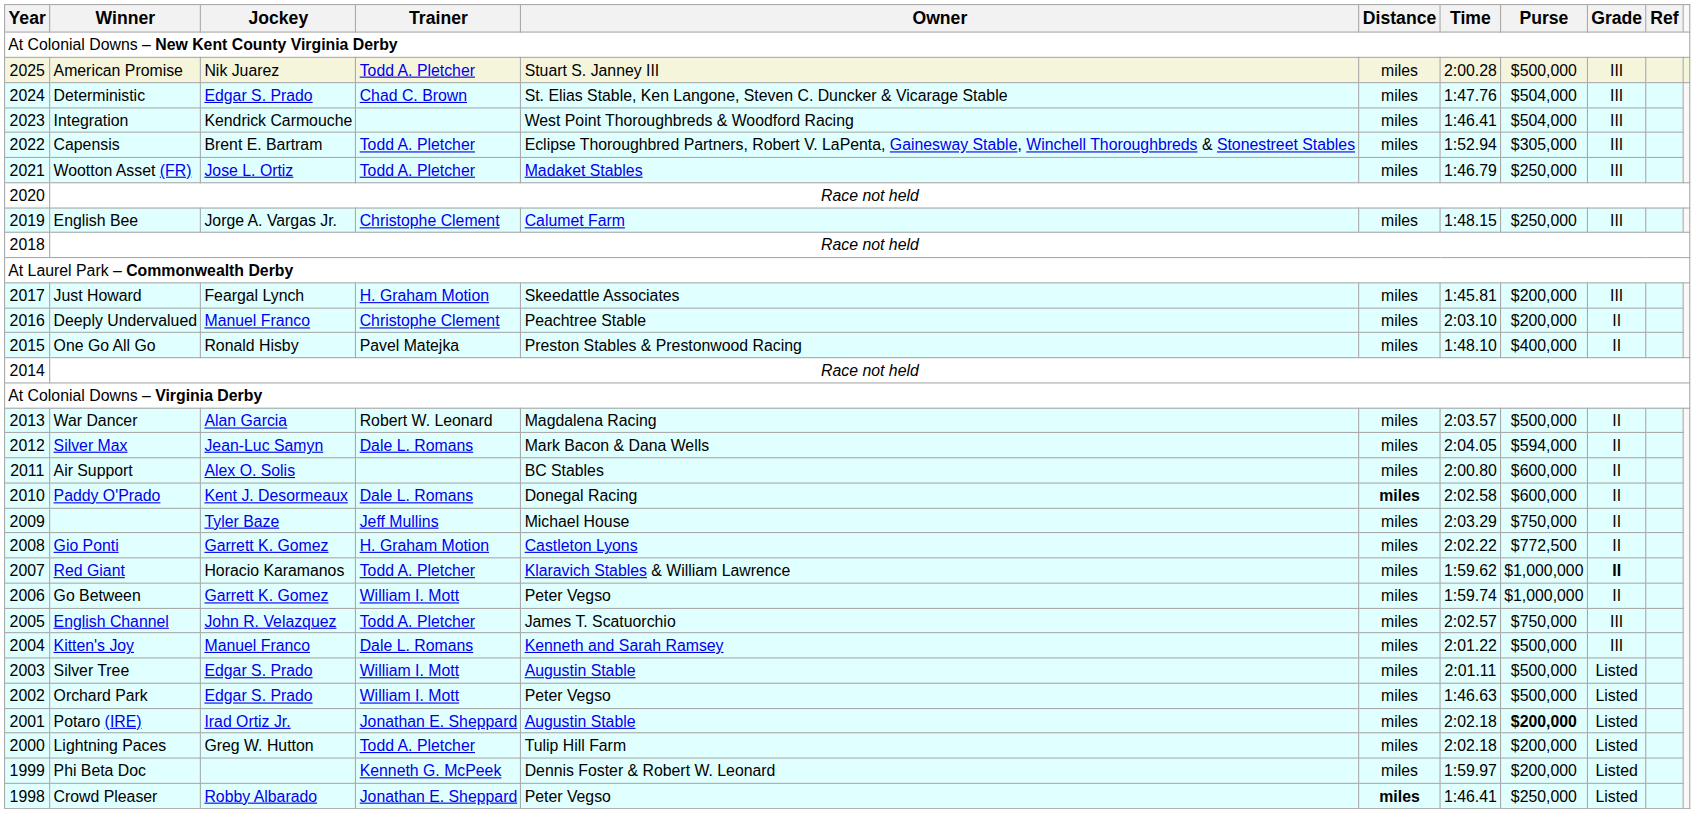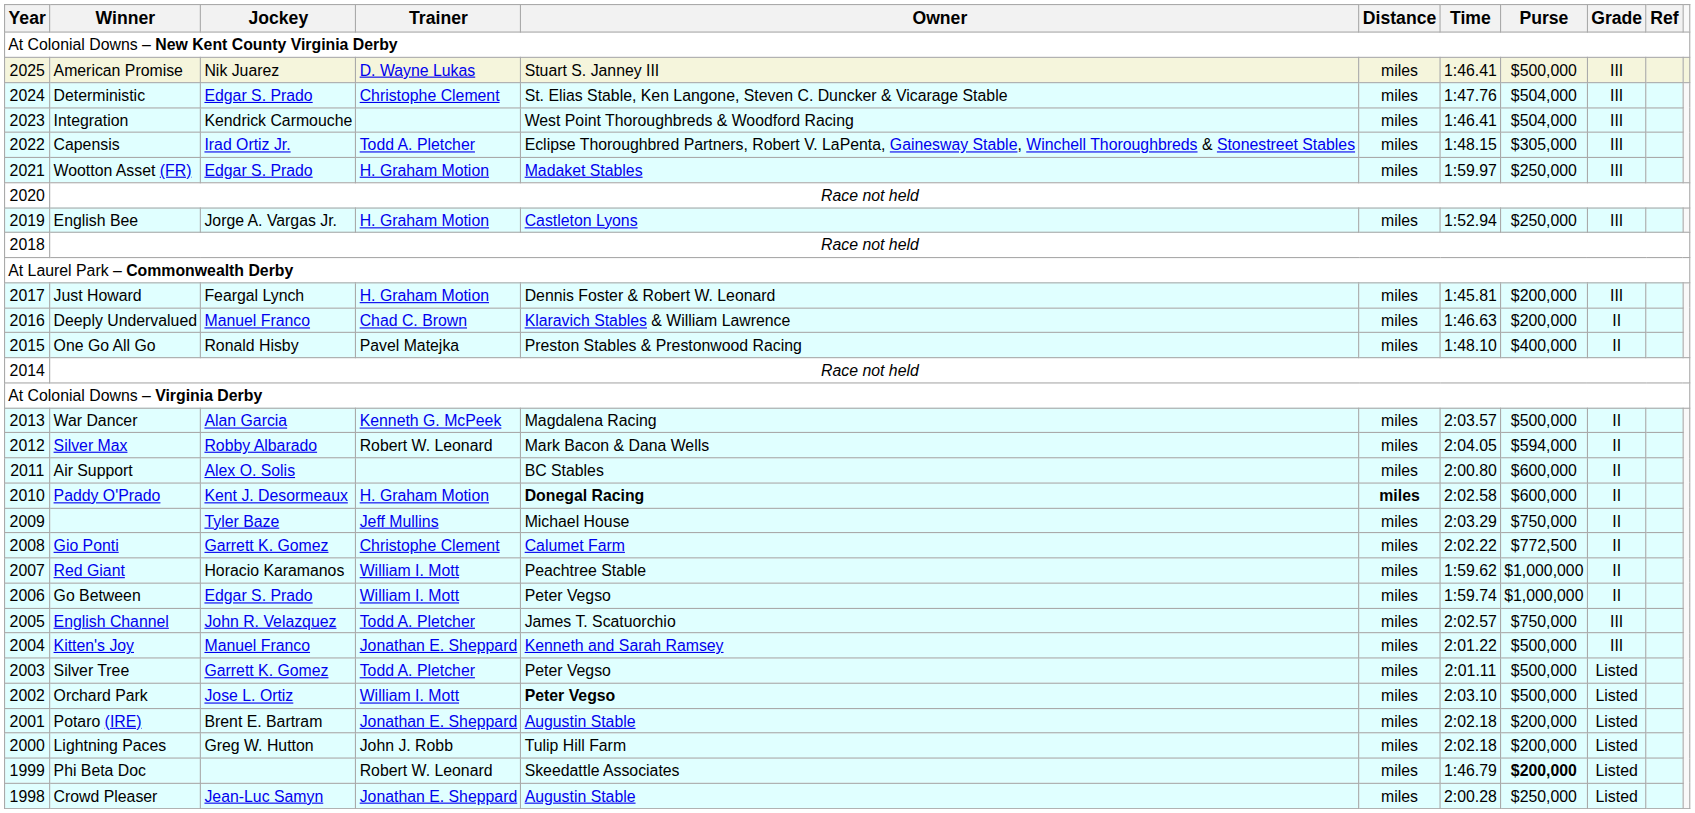(417, 70) Todd A. Pletcher -> (417, 70) D. Wayne Lukas
(1470, 70) 2:00.28 -> (1470, 70) 1:46.41
(413, 95) Chad C. Brown -> (430, 95) Christophe Clement
(263, 145) Brent E. Bartram -> (248, 145) Irad Ortiz Jr.
(1470, 145) 1:52.94 -> (1470, 145) 1:48.15
(249, 170) Jose L. Ortiz -> (259, 170) Edgar S. Prado
(417, 170) Todd A. Pletcher -> (424, 170) H. Graham Motion
(1470, 170) 1:46.79 -> (1470, 170) 1:59.97
(430, 220) Christophe Clement -> (424, 220) H. Graham Motion
(575, 220) Calumet Farm -> (581, 220) Castleton Lyons
(1470, 220) 1:48.15 -> (1470, 220) 1:52.94
(602, 295) Skeedattle Associates -> (650, 295) Dennis Foster & Robert W. Leonard
(430, 320) Christophe Clement -> (413, 320) Chad C. Brown
(585, 320) Peachtree Stable -> (657, 320) Klaravich Stables & William Lawrence
(1470, 320) 2:03.10 -> (1470, 320) 1:46.63
(426, 420) Robert W. Leonard -> (431, 420) Kenneth G. McPeek
(264, 445) Jean-Luc Samyn -> (261, 445) Robby Albarado
(416, 445) Dale L. Romans -> (426, 445) Robert W. Leonard
(416, 495) Dale L. Romans -> (424, 495) H. Graham Motion
(581, 495) normal -> (584, 495) bold
(424, 545) H. Graham Motion -> (430, 545) Christophe Clement
(581, 545) Castleton Lyons -> (575, 545) Calumet Farm
(417, 570) Todd A. Pletcher -> (409, 570) William I. Mott
(657, 570) Klaravich Stables & William Lawrence -> (585, 570) Peachtree Stable
(1617, 570) bold -> (1617, 570) normal
(266, 596) Garrett K. Gomez -> (259, 596) Edgar S. Prado
(416, 646) Dale L. Romans -> (438, 646) Jonathan E. Sheppard
(259, 671) Edgar S. Prado -> (266, 671) Garrett K. Gomez
(409, 671) William I. Mott -> (417, 671) Todd A. Pletcher
(580, 671) Augustin Stable -> (568, 671) Peter Vegso
(259, 696) Edgar S. Prado -> (249, 696) Jose L. Ortiz
(568, 696) normal -> (570, 696) bold
(1470, 696) 1:46.63 -> (1470, 696) 2:03.10
(248, 721) Irad Ortiz Jr. -> (263, 721) Brent E. Bartram
(1544, 721) bold -> (1544, 721) normal
(417, 746) Todd A. Pletcher -> (406, 746) John J. Robb
(431, 771) Kenneth G. McPeek -> (426, 771) Robert W. Leonard
(650, 771) Dennis Foster & Robert W. Leonard -> (602, 771) Skeedattle Associates
(1470, 771) 1:59.97 -> (1470, 771) 1:46.79
(1544, 771) normal -> (1544, 771) bold
(261, 796) Robby Albarado -> (264, 796) Jean-Luc Samyn
(568, 796) Peter Vegso -> (580, 796) Augustin Stable
(1400, 796) bold -> (1400, 796) normal
(1470, 796) 1:46.41 -> (1470, 796) 2:00.28
